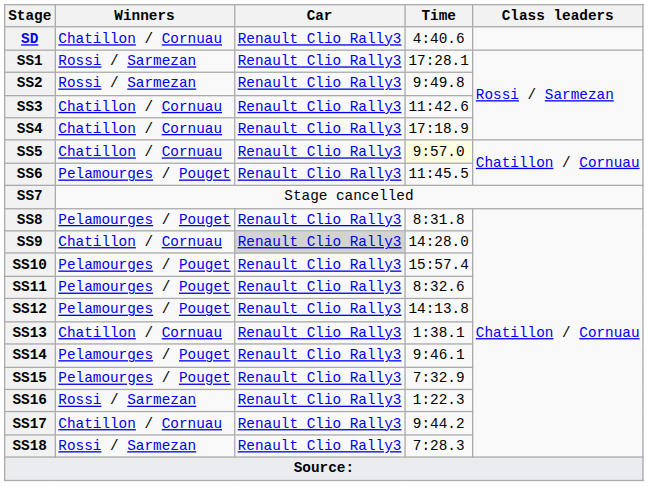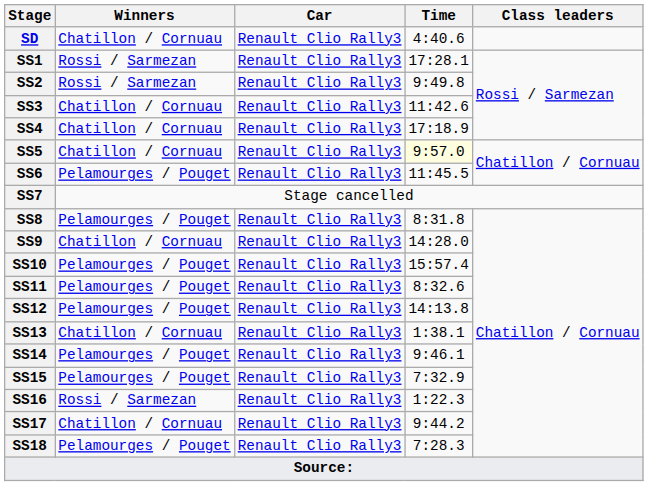(320, 242) lightgrey background -> (320, 242) no background
(127, 446) Rossi / Sarmezan -> (144, 446) Pelamourges / Pouget
